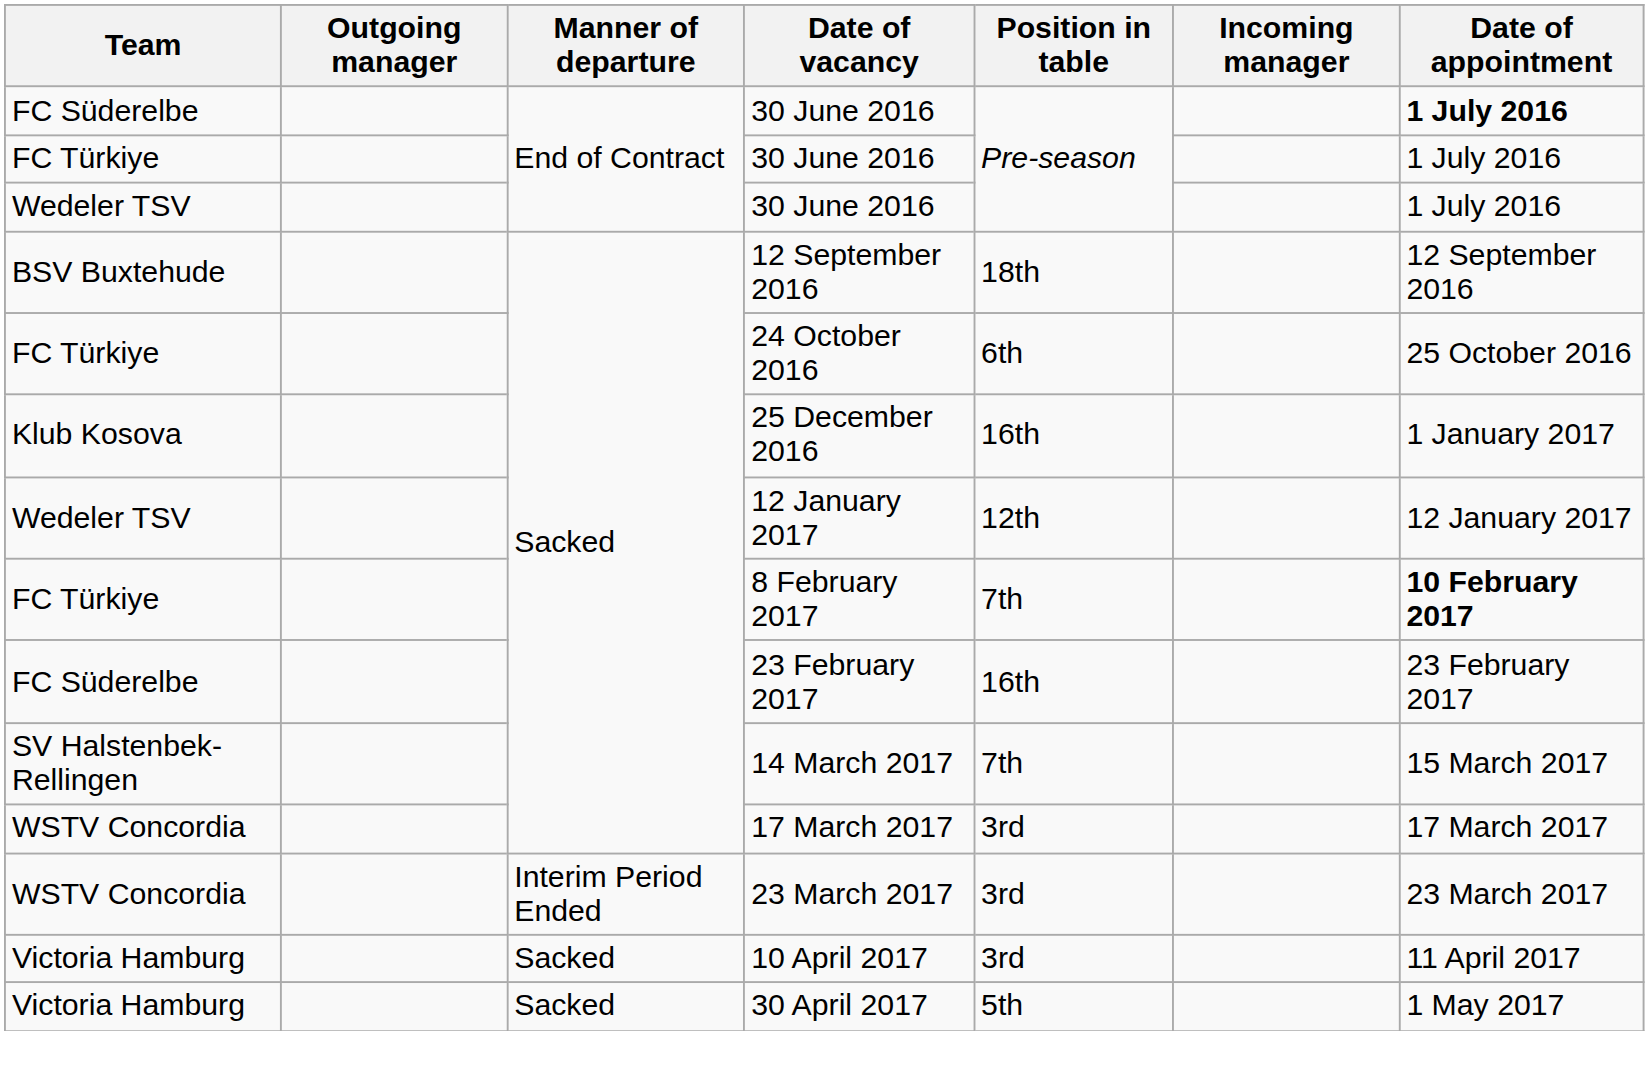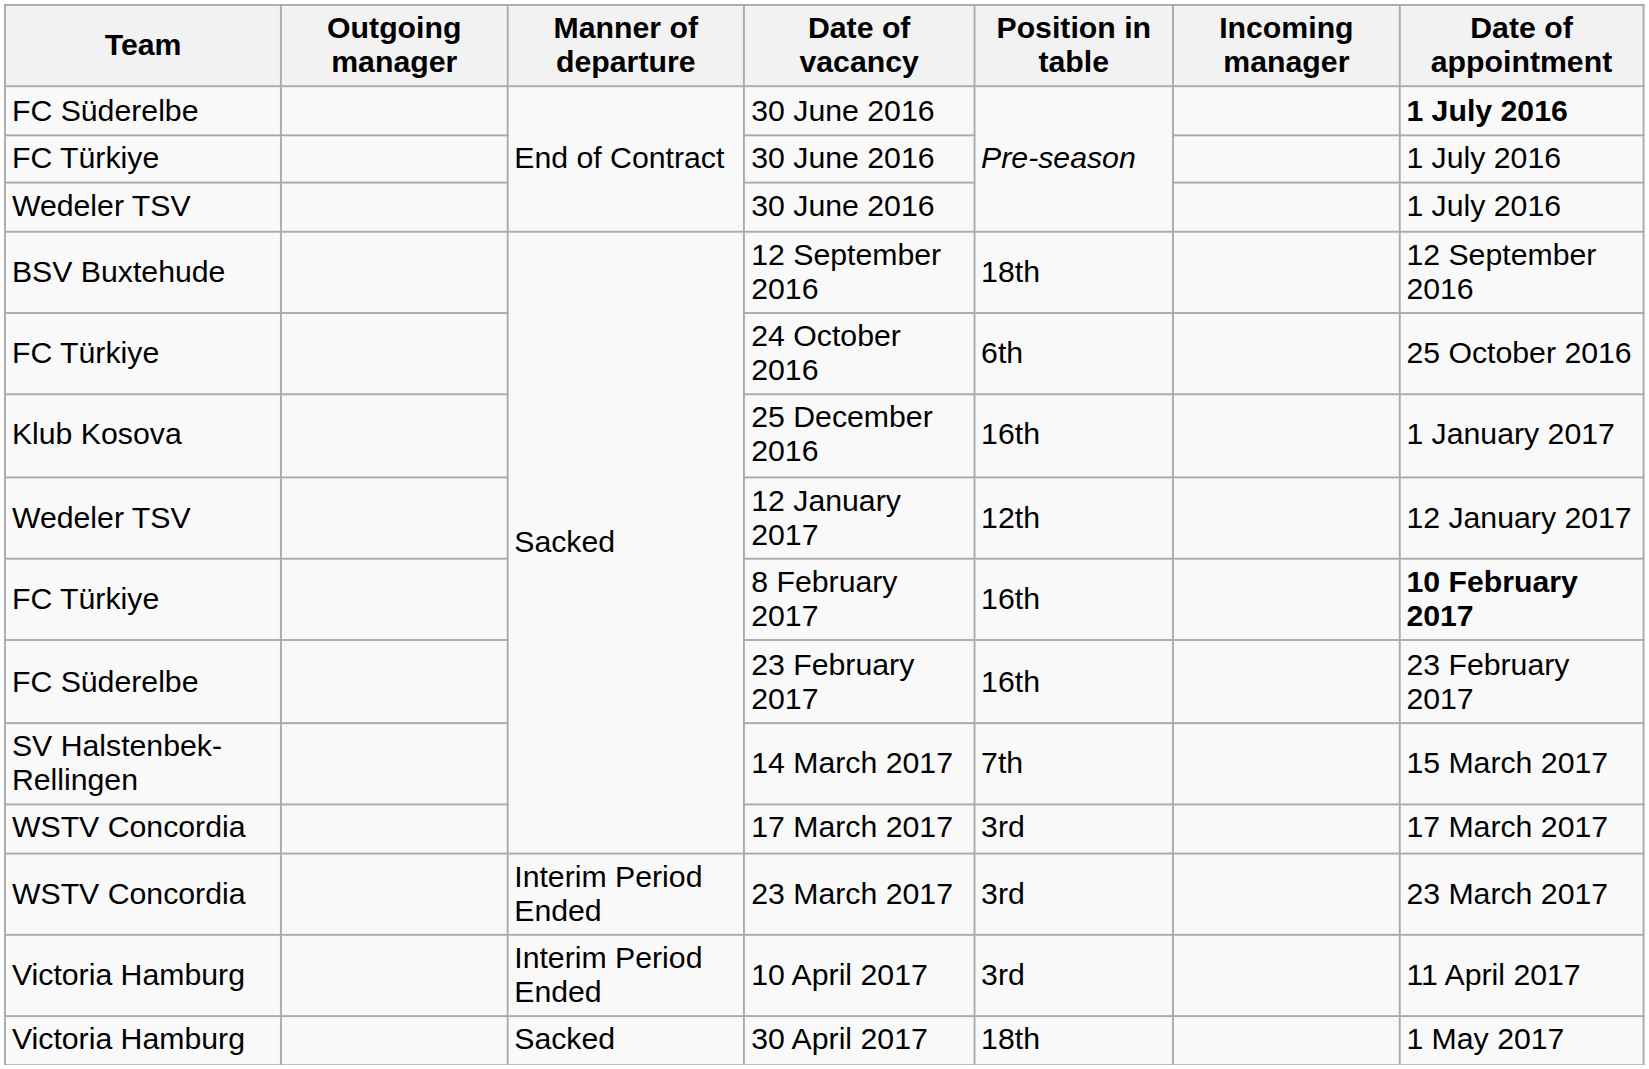(1002, 599) 7th -> (1011, 599) 16th
(565, 958) Sacked -> (608, 975) Interim Period Ended
(1002, 1006) 5th -> (1011, 1040) 18th
